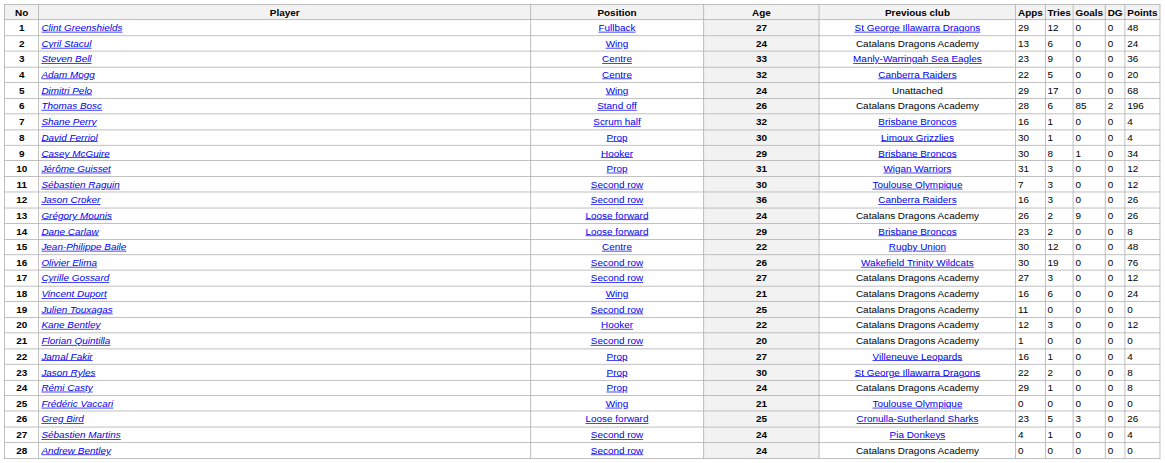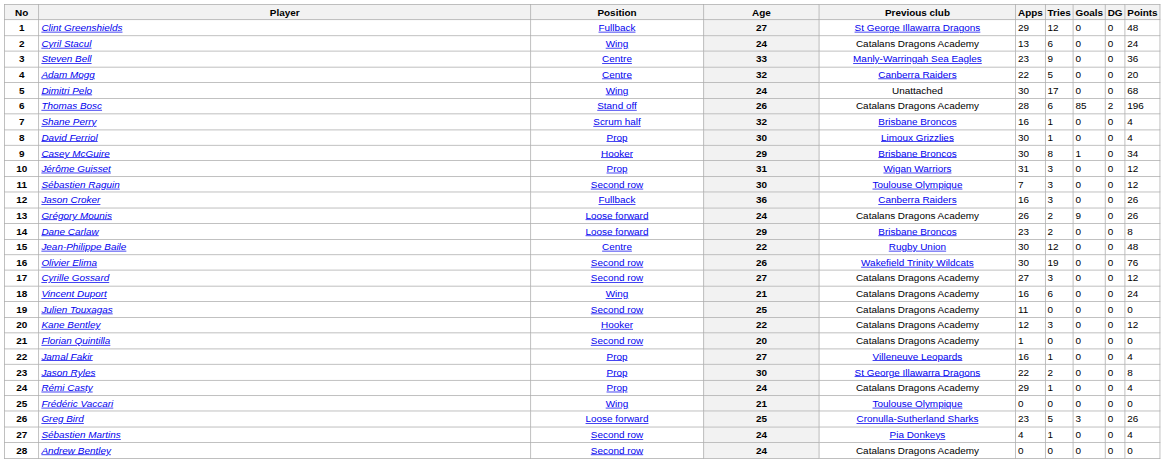(1024, 90) 29 -> (1024, 90) 30
(617, 200) Second row -> (617, 200) Fullback
(1130, 387) 8 -> (1130, 387) 4
